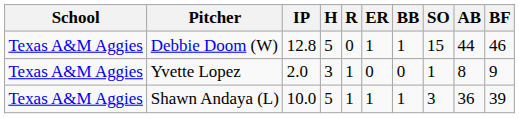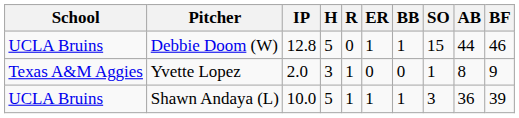(76, 44) Texas A&M Aggies -> (56, 44) UCLA Bruins
(76, 98) Texas A&M Aggies -> (56, 98) UCLA Bruins
